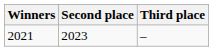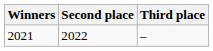(74, 35) 2023 -> (74, 35) 2022
